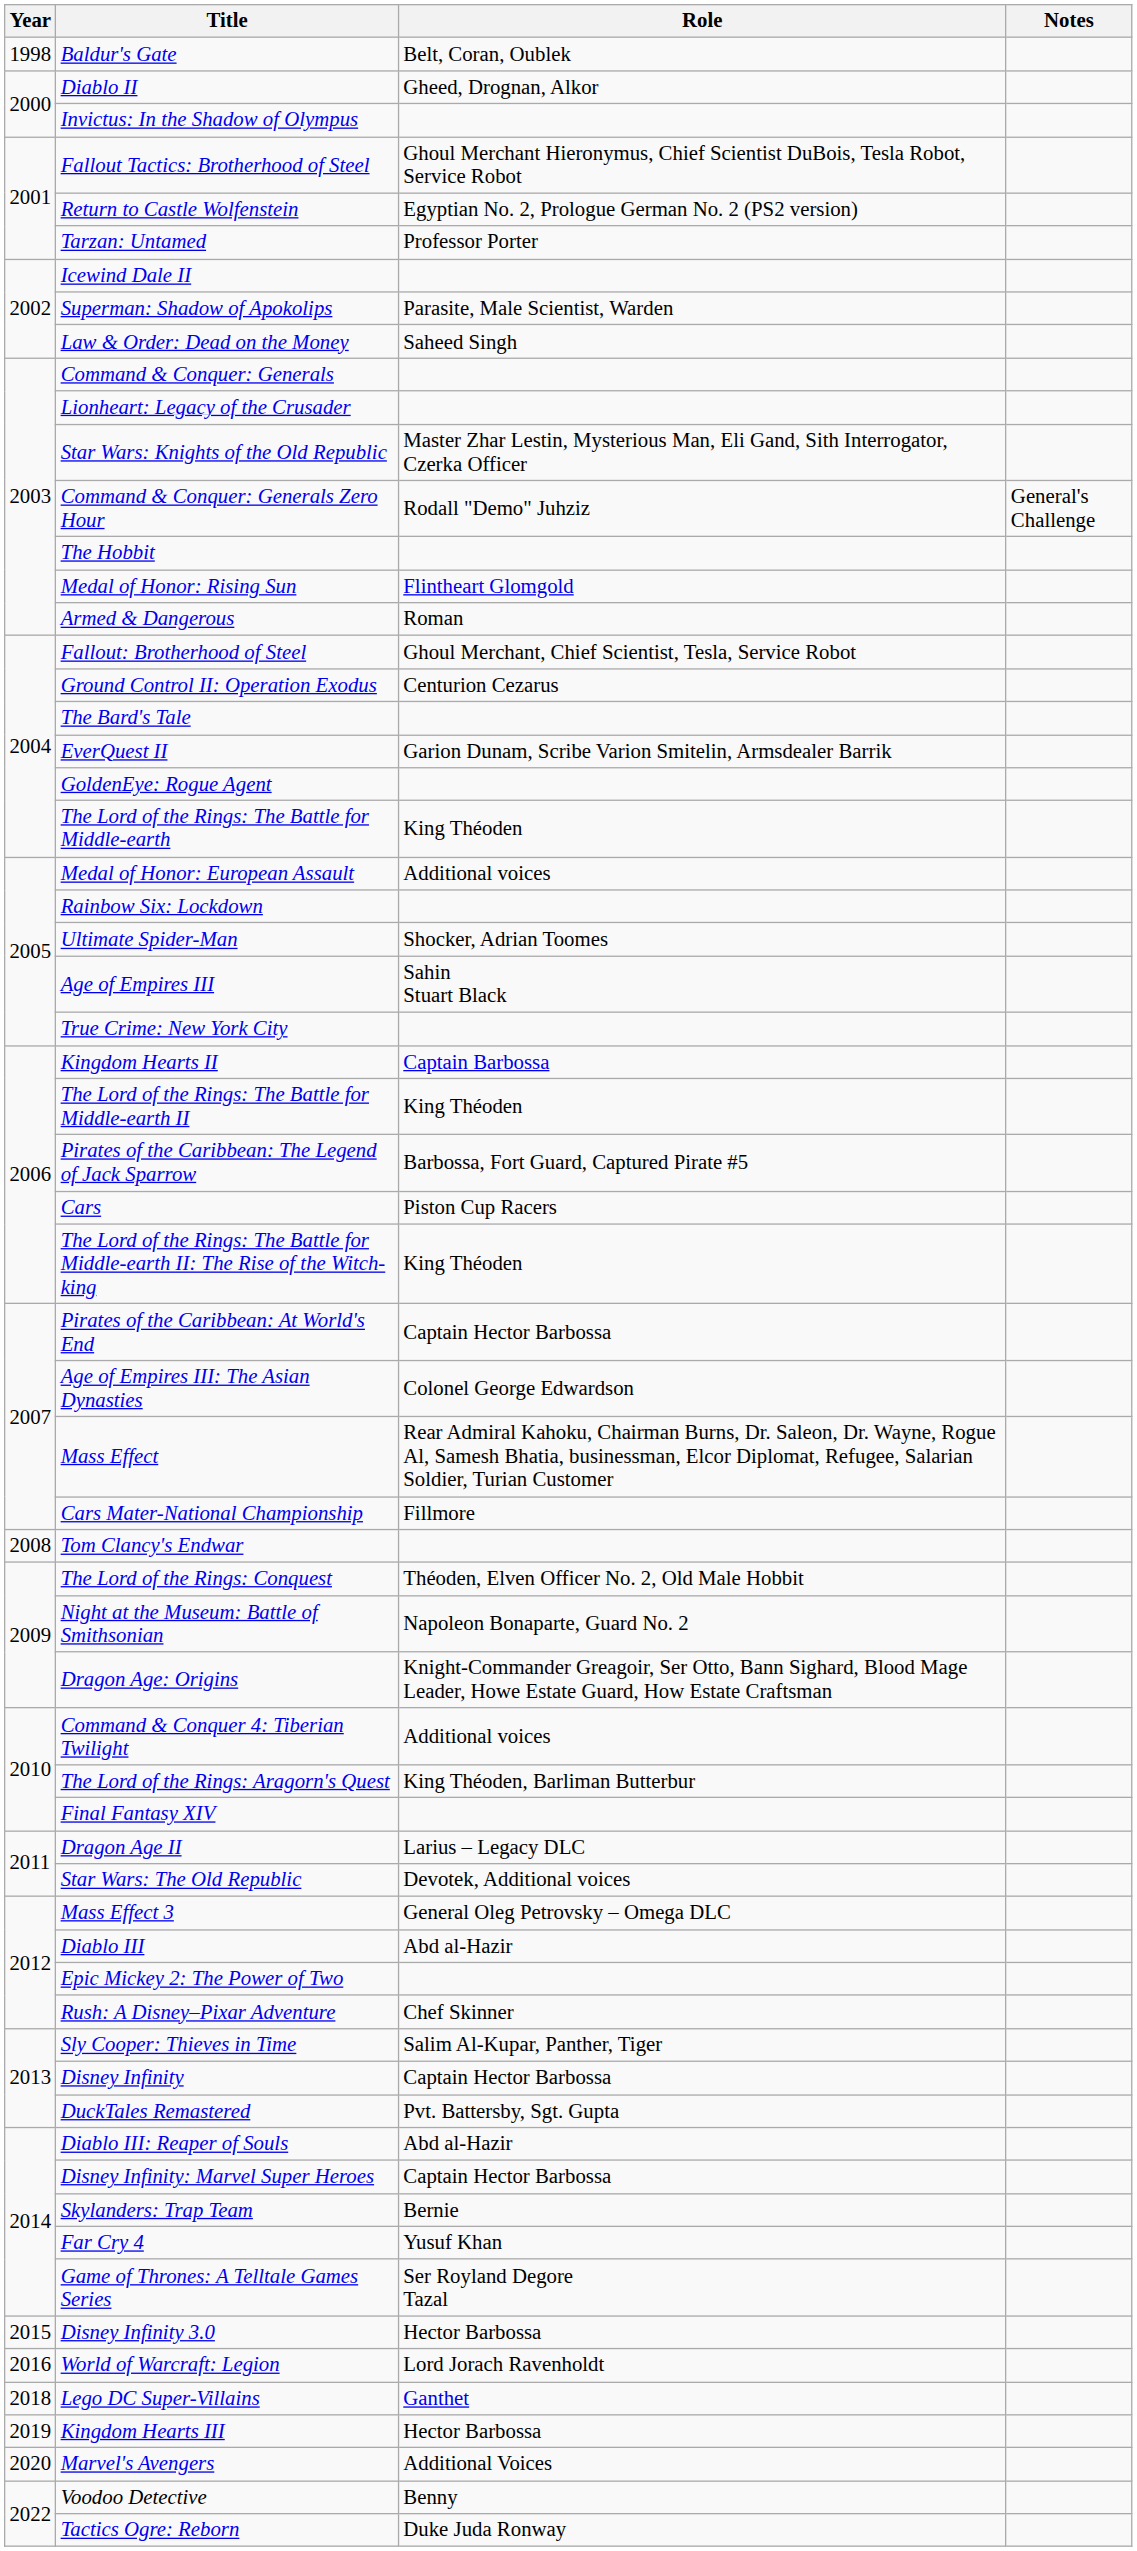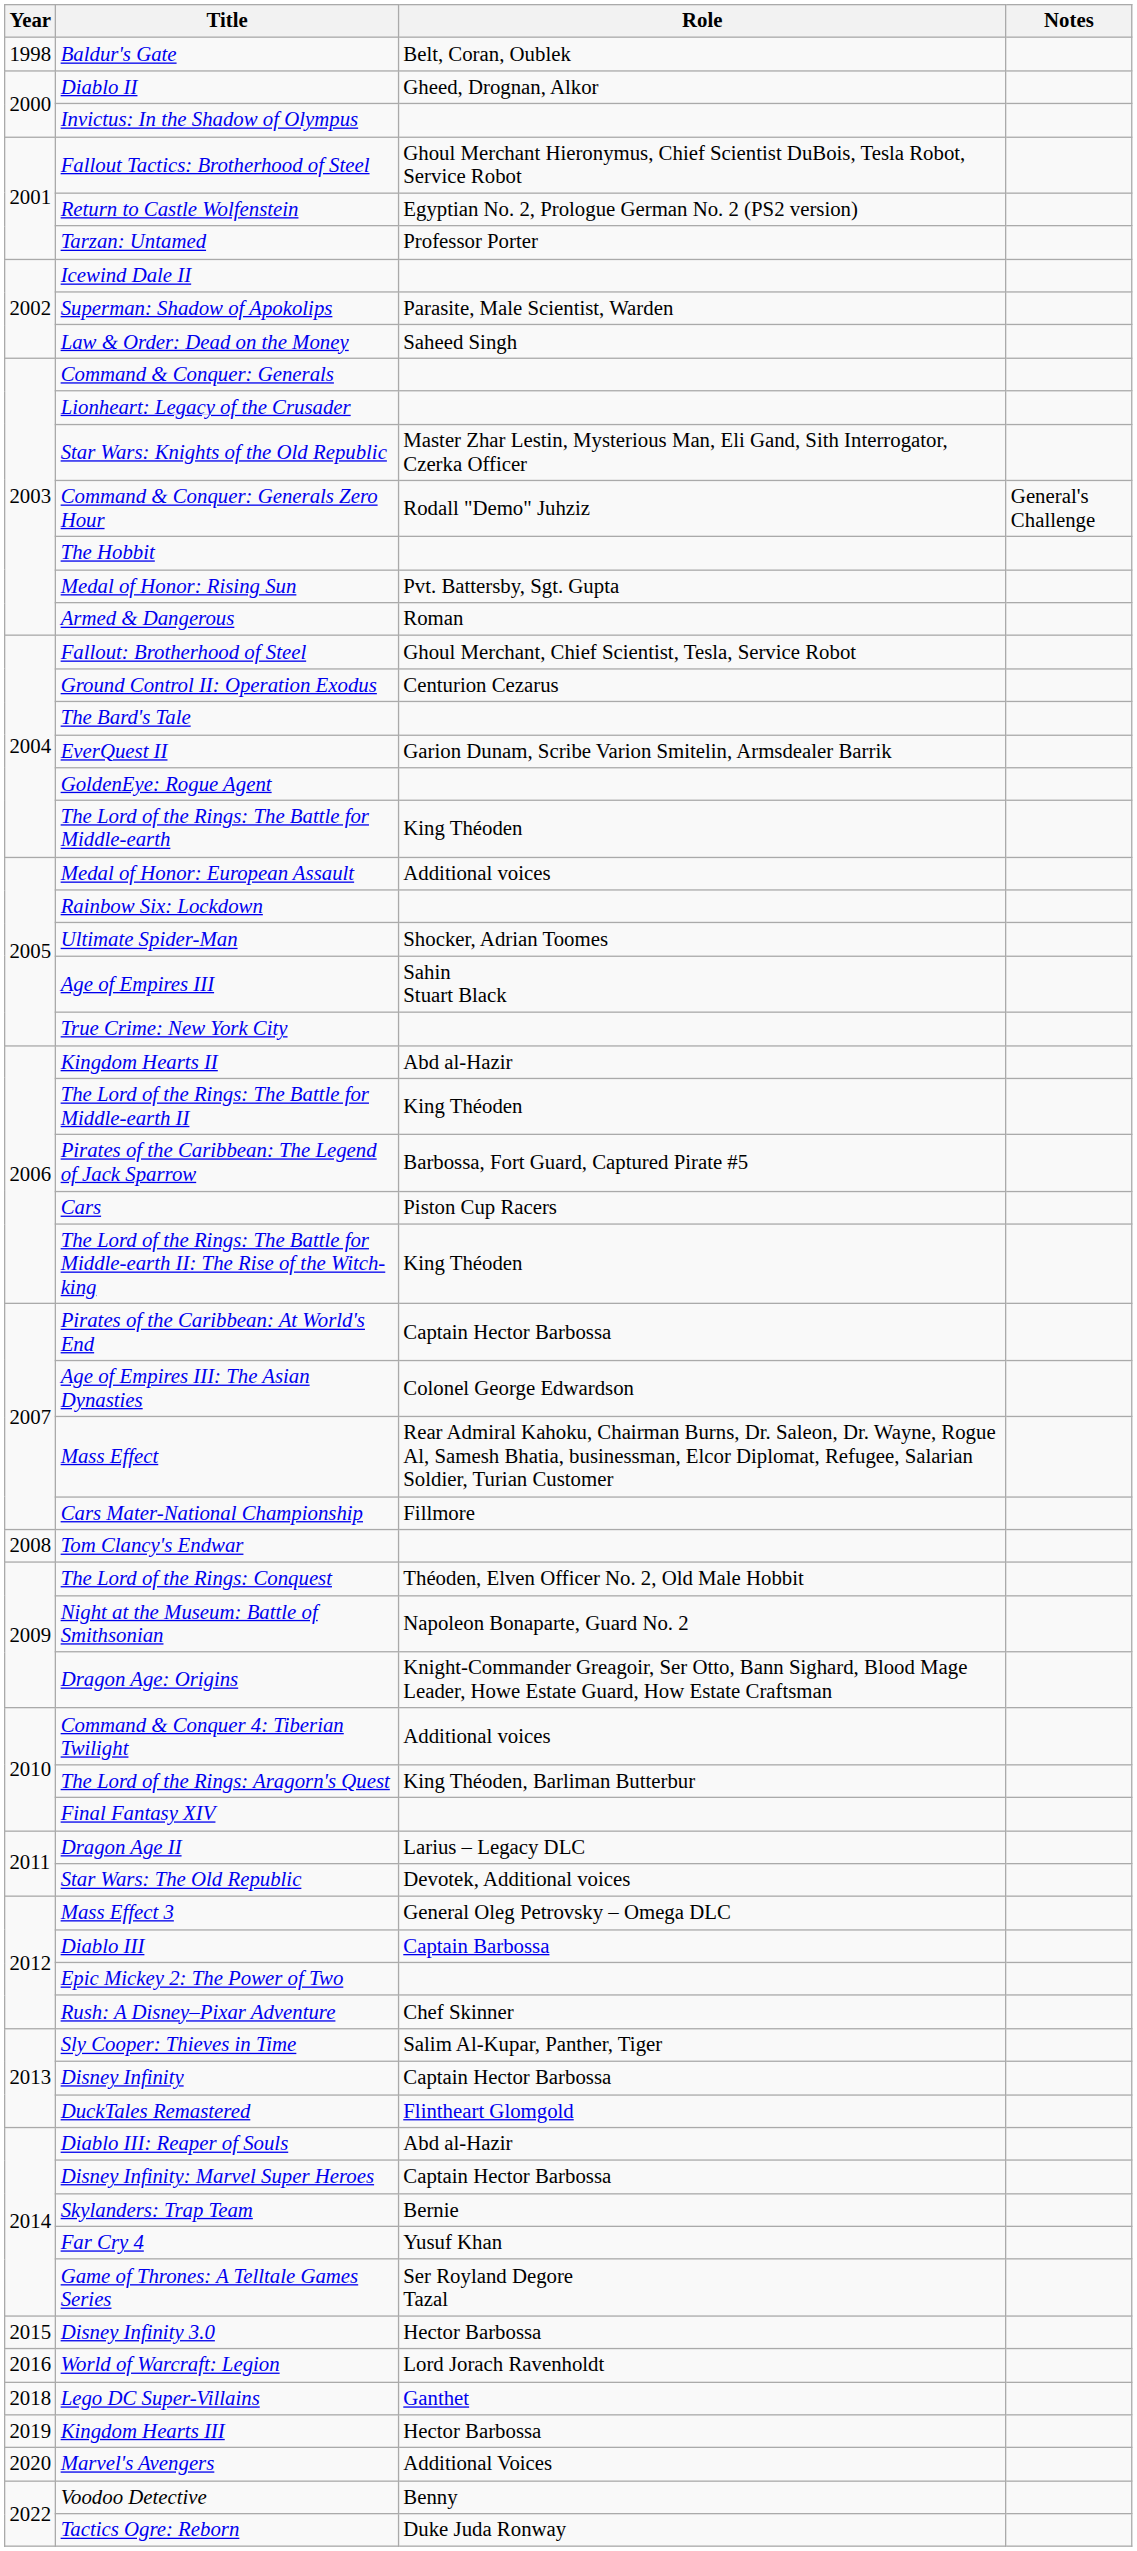(489, 586) Flintheart Glomgold -> (511, 586) Pvt. Battersby, Sgt. Gupta
(476, 1061) Captain Barbossa -> (458, 1061) Abd al-Hazir
(458, 1945) Abd al-Hazir -> (476, 1945) Captain Barbossa
(511, 2110) Pvt. Battersby, Sgt. Gupta -> (489, 2110) Flintheart Glomgold
